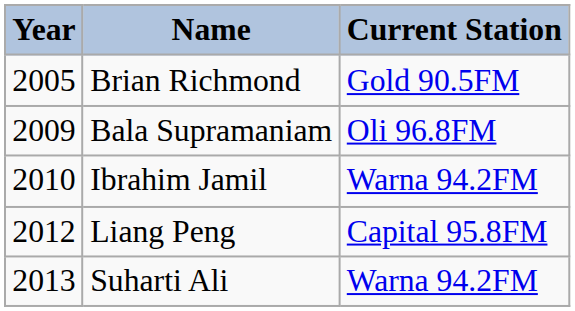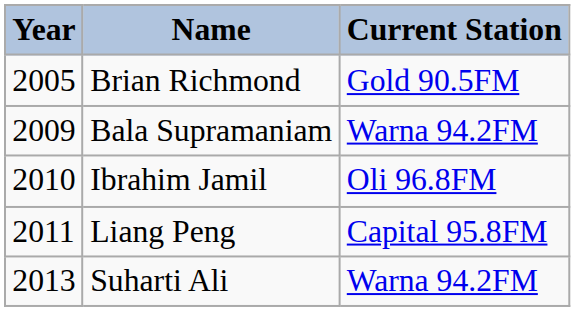(422, 130) Oli 96.8FM -> (442, 130) Warna 94.2FM
(442, 180) Warna 94.2FM -> (422, 180) Oli 96.8FM
(44, 230) 2012 -> (43, 230) 2011
